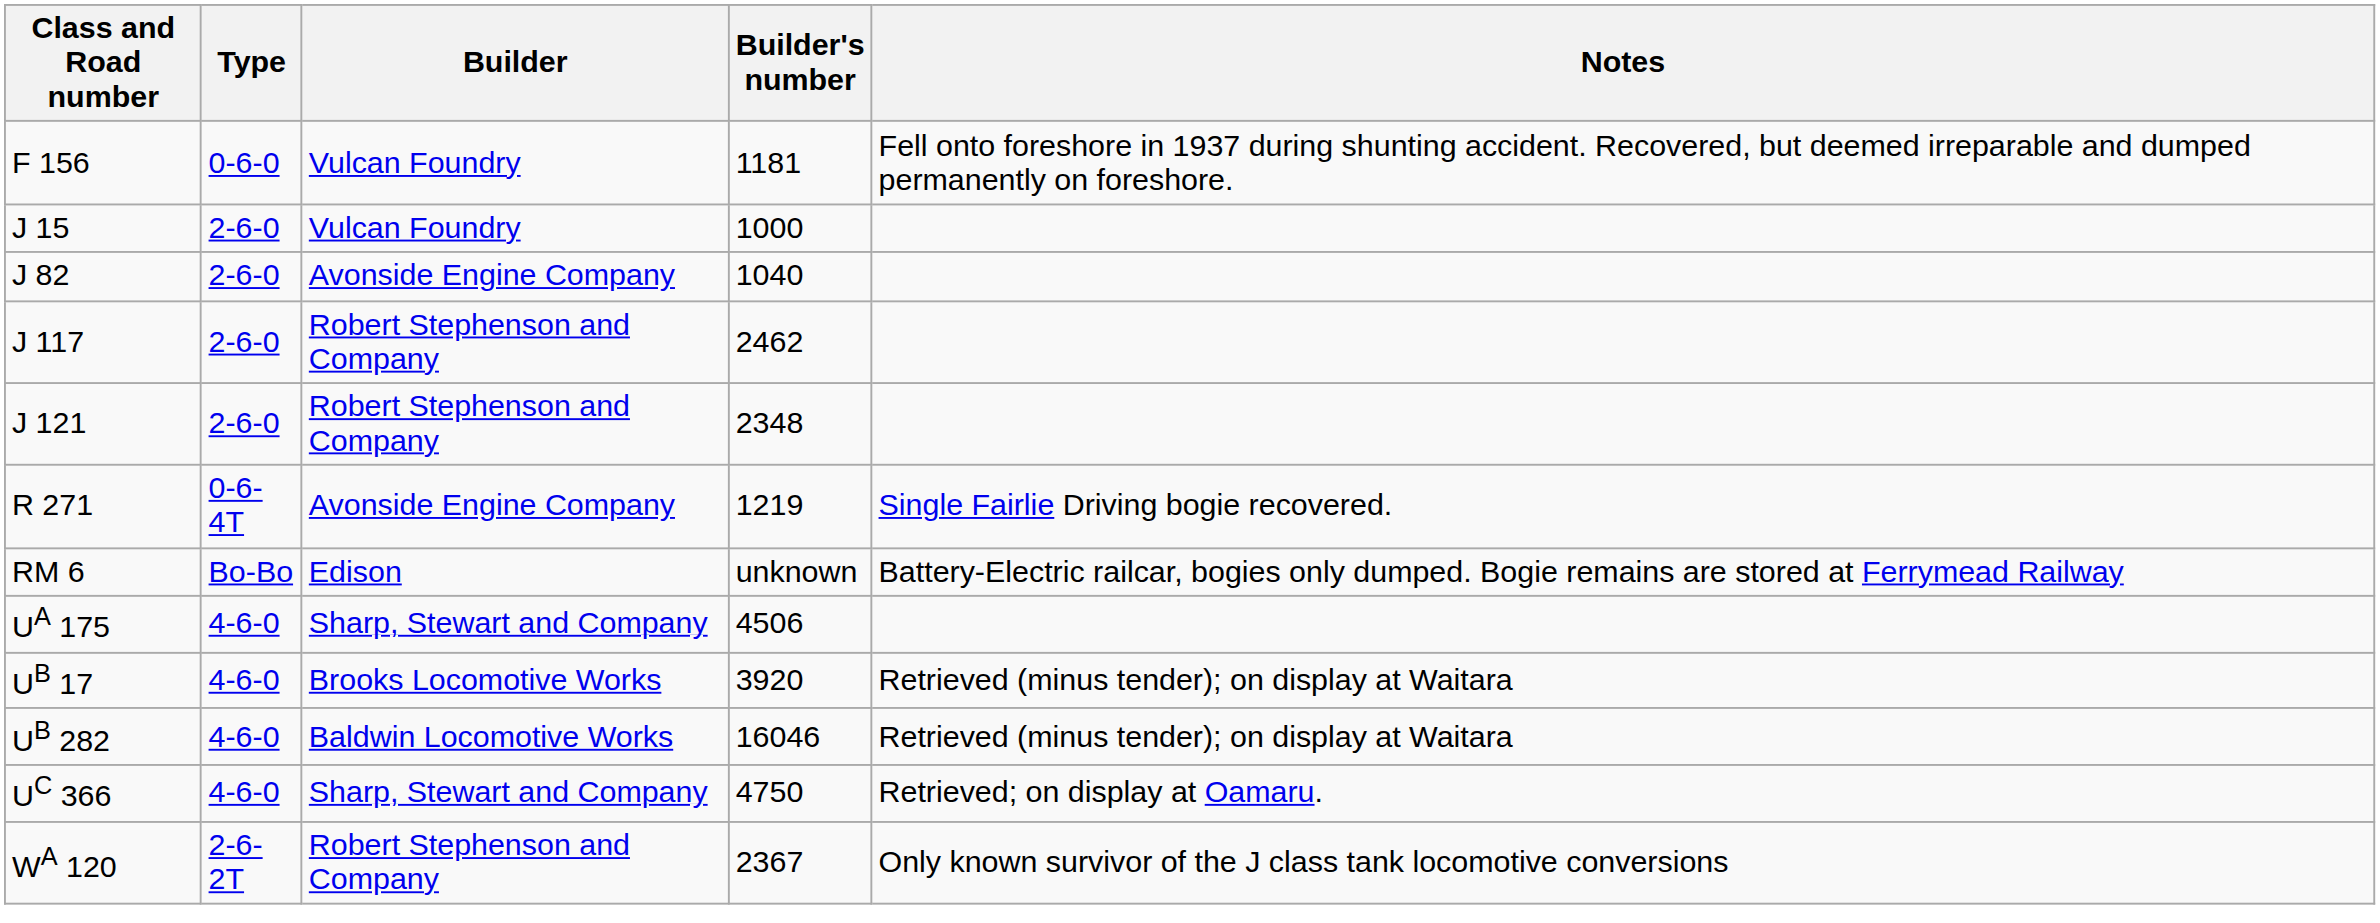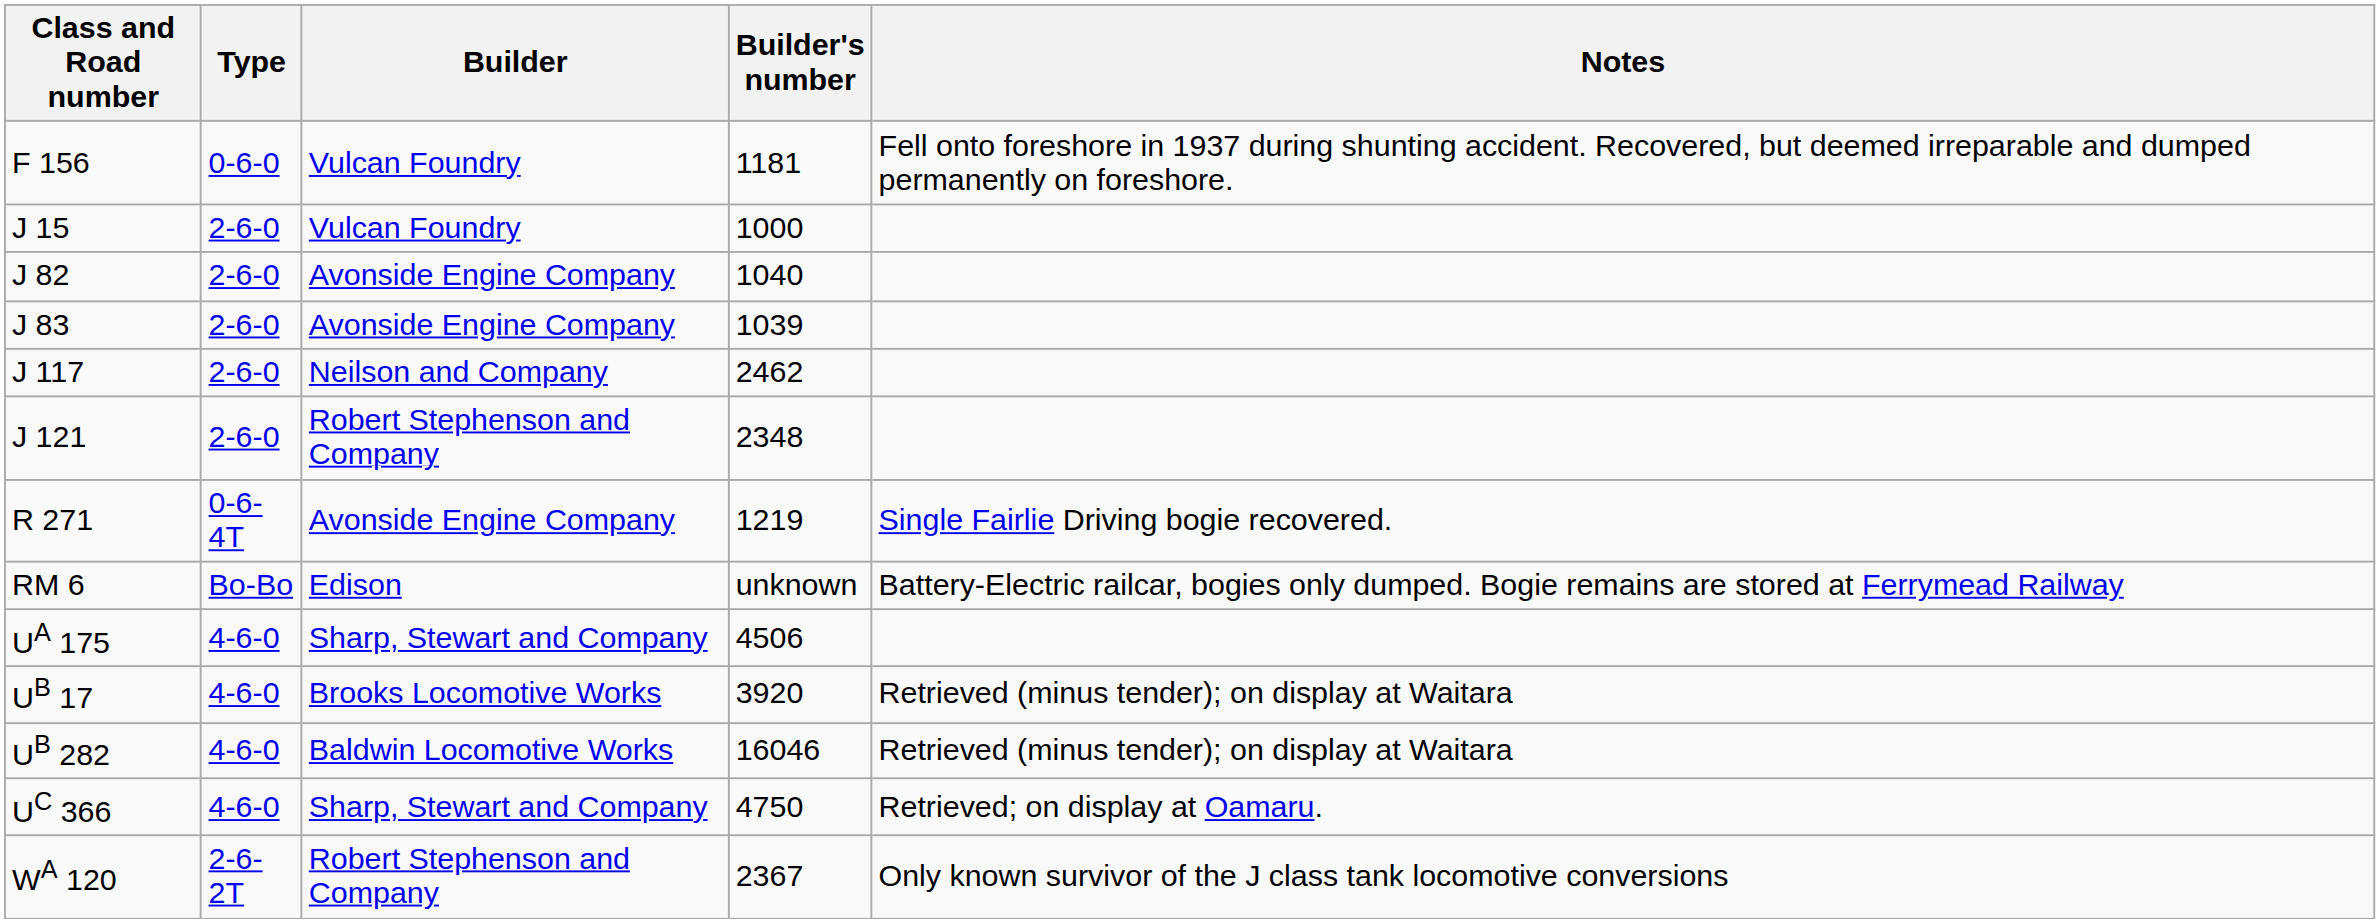+ row: (41, 324)
(469, 341) Robert Stephenson and Company -> (458, 372) Neilson and Company
